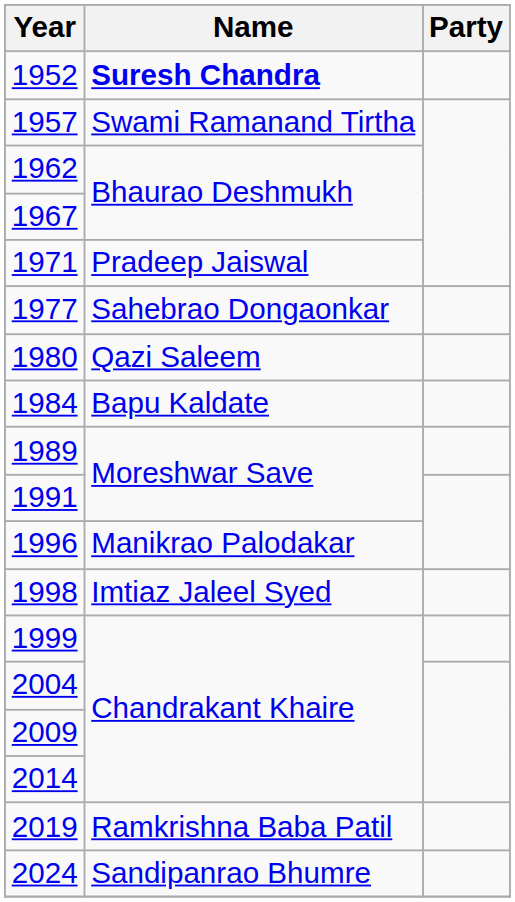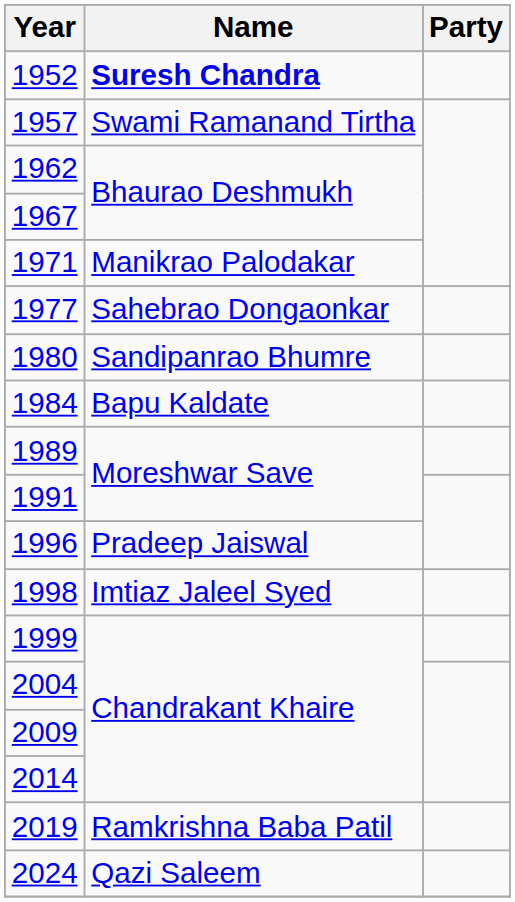(200, 262) Pradeep Jaiswal -> (223, 262) Manikrao Palodakar
(176, 356) Qazi Saleem -> (231, 356) Sandipanrao Bhumre
(223, 544) Manikrao Palodakar -> (200, 544) Pradeep Jaiswal
(231, 872) Sandipanrao Bhumre -> (176, 872) Qazi Saleem
